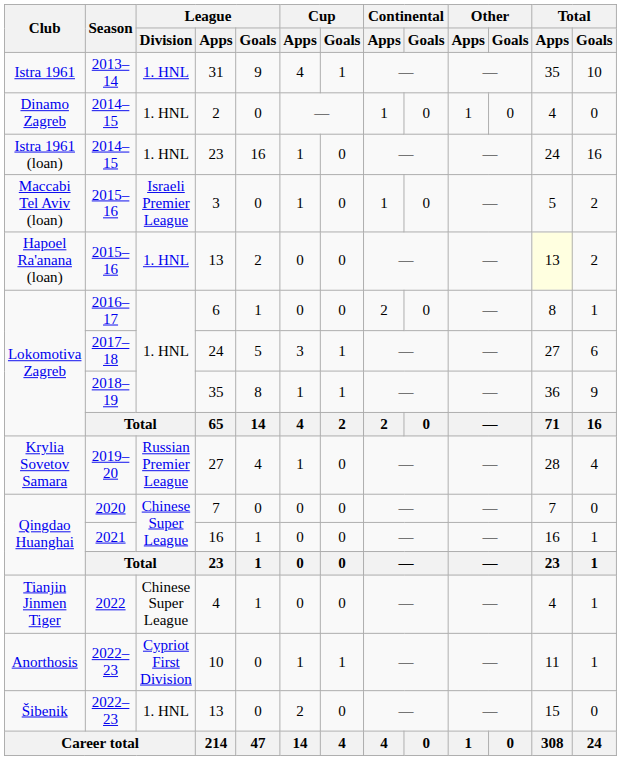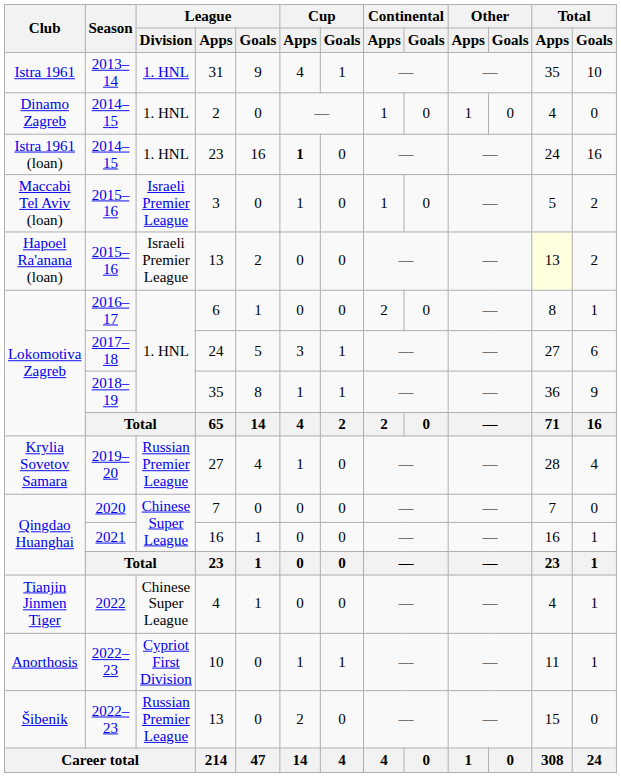(300, 154) normal -> (300, 154) bold
(166, 261) 1. HNL -> (166, 261) Israeli Premier League
(166, 711) 1. HNL -> (166, 719) Russian Premier League
